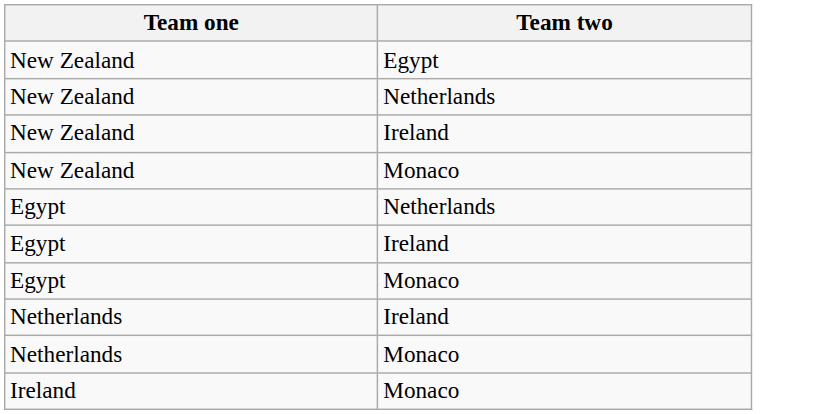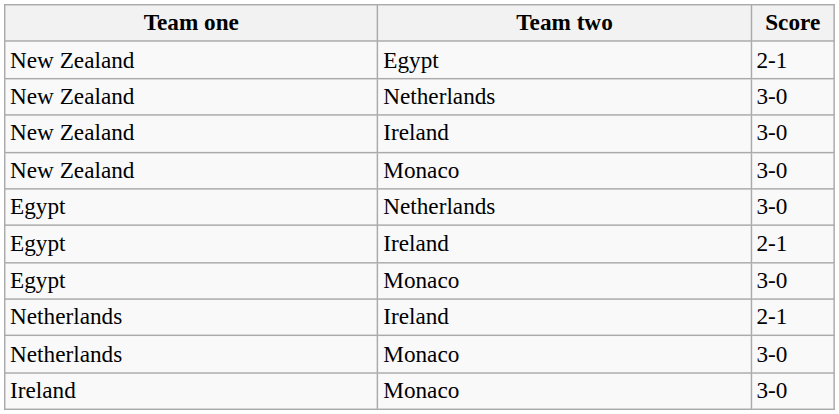+ column: (793, 22)
